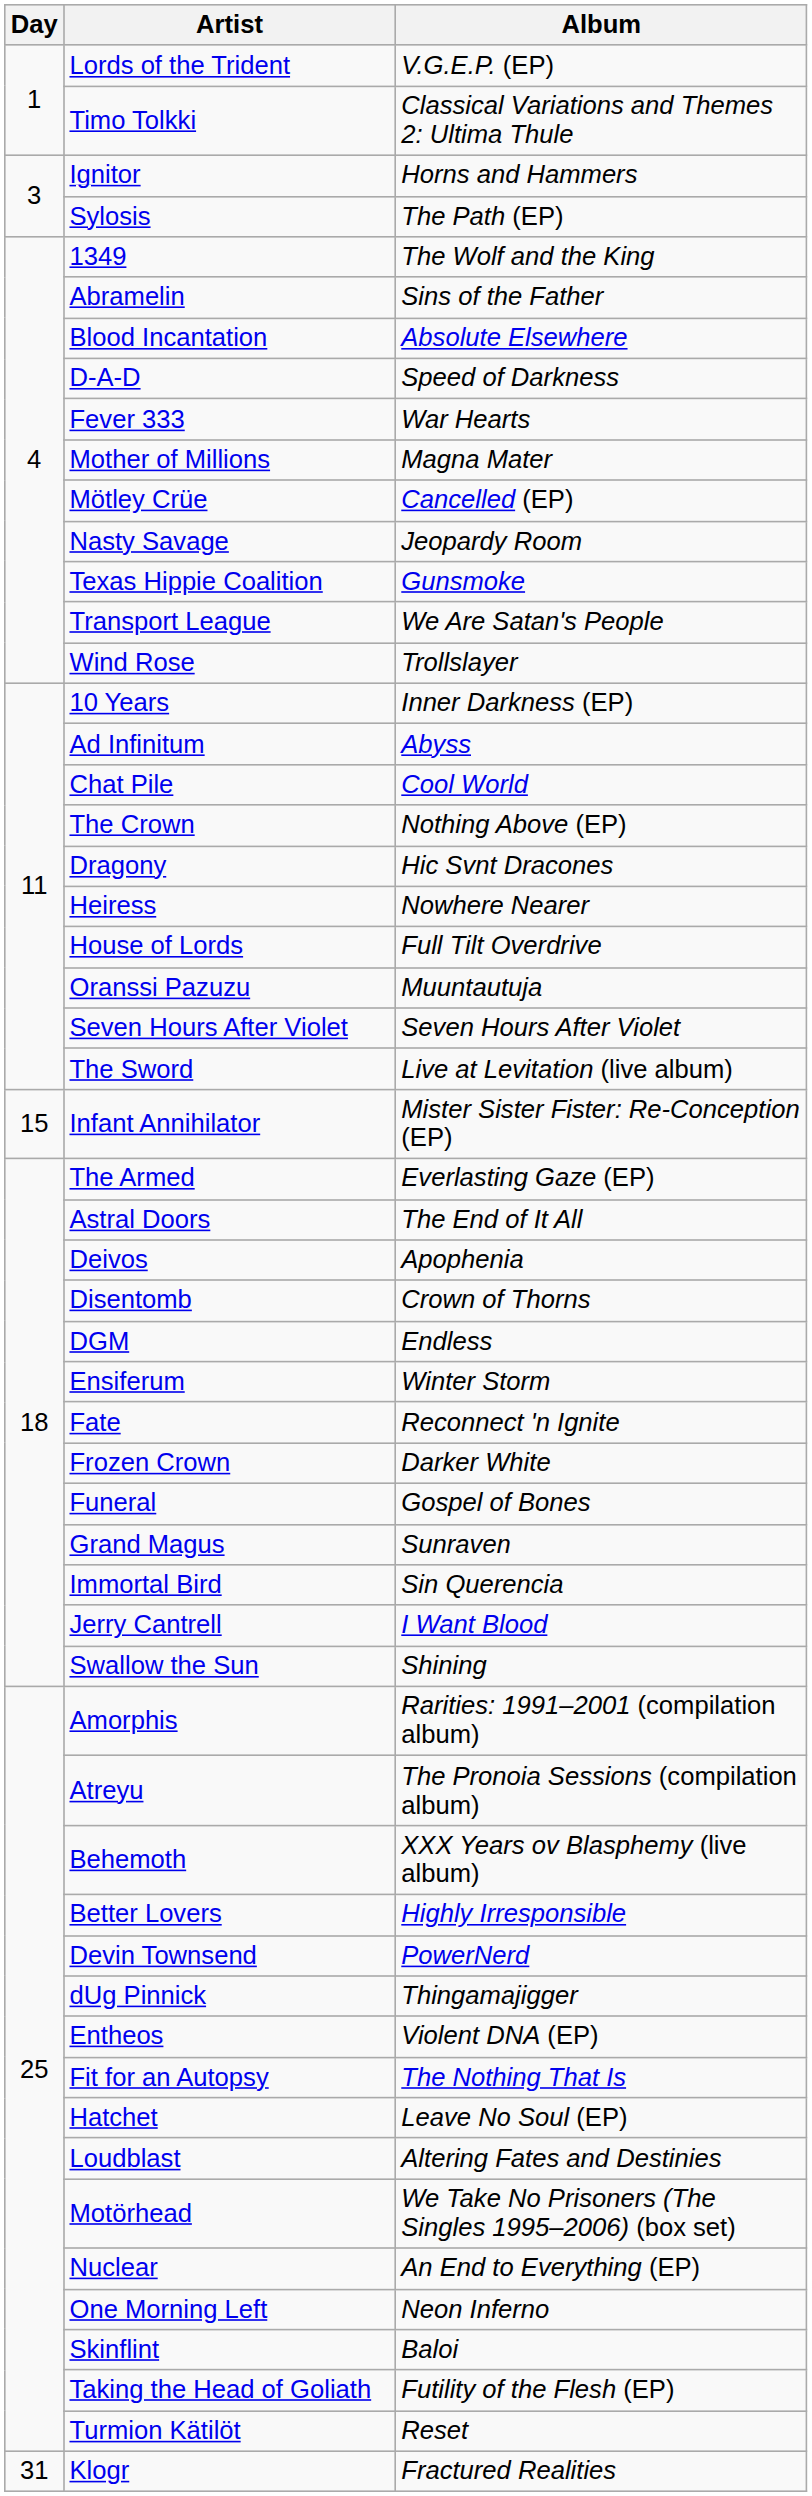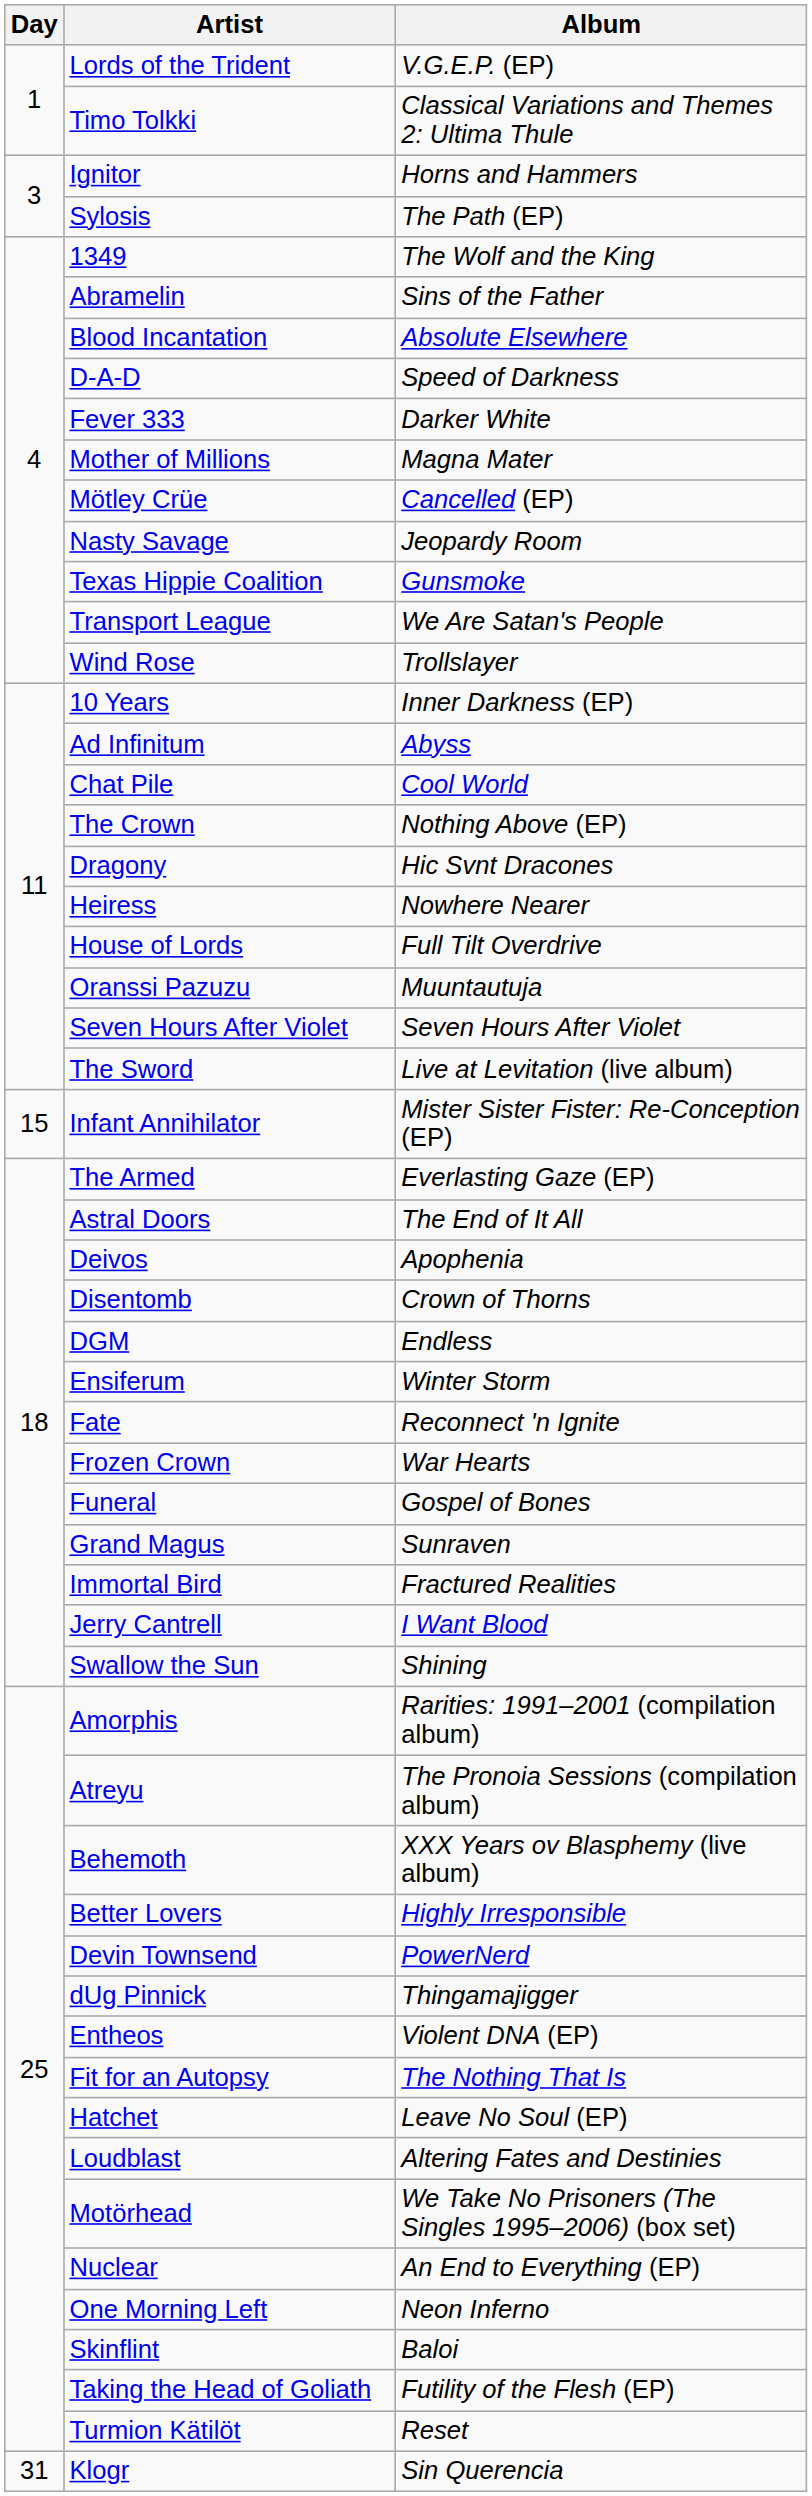(466, 418) War Hearts -> (476, 418) Darker White
(476, 1462) Darker White -> (466, 1462) War Hearts
(482, 1584) Sin Querencia -> (509, 1584) Fractured Realities
(509, 2471) Fractured Realities -> (482, 2471) Sin Querencia
